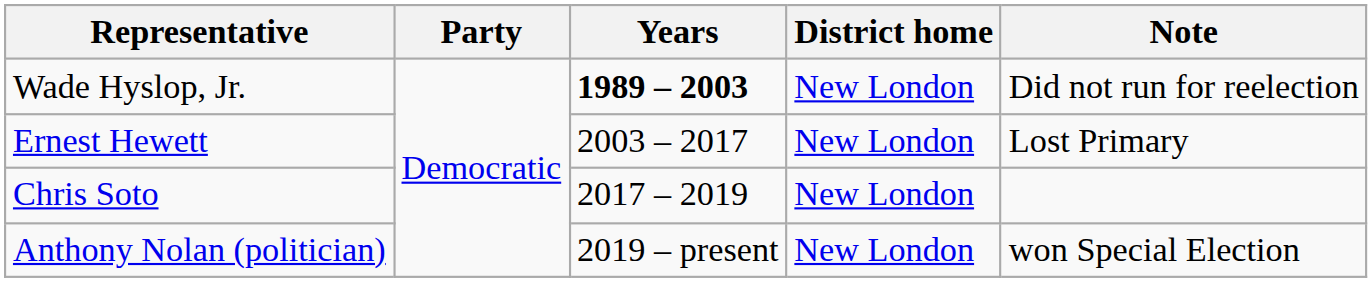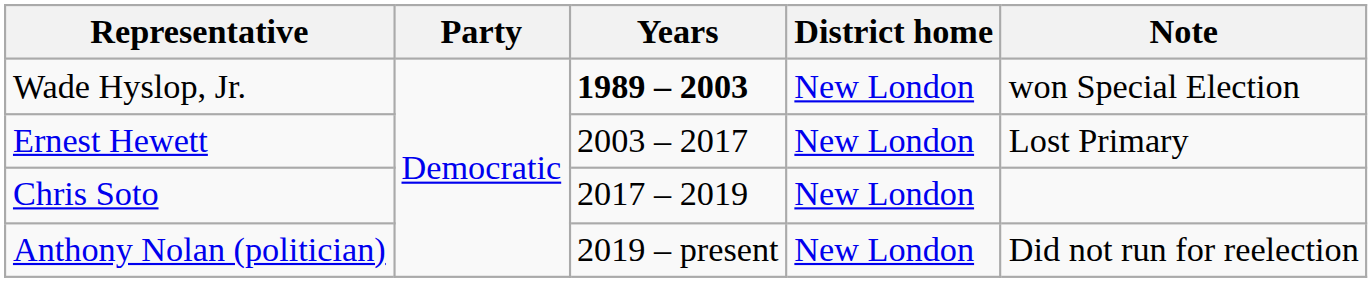(1184, 85) Did not run for reelection -> (1154, 85) won Special Election
(1154, 248) won Special Election -> (1184, 248) Did not run for reelection
